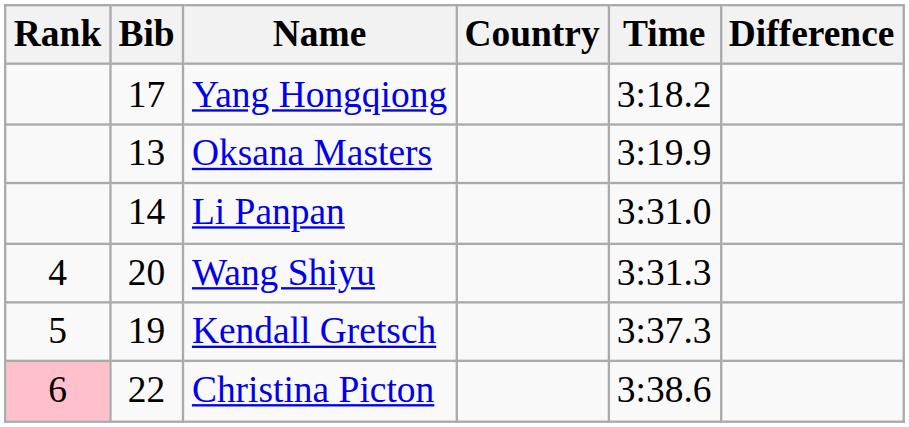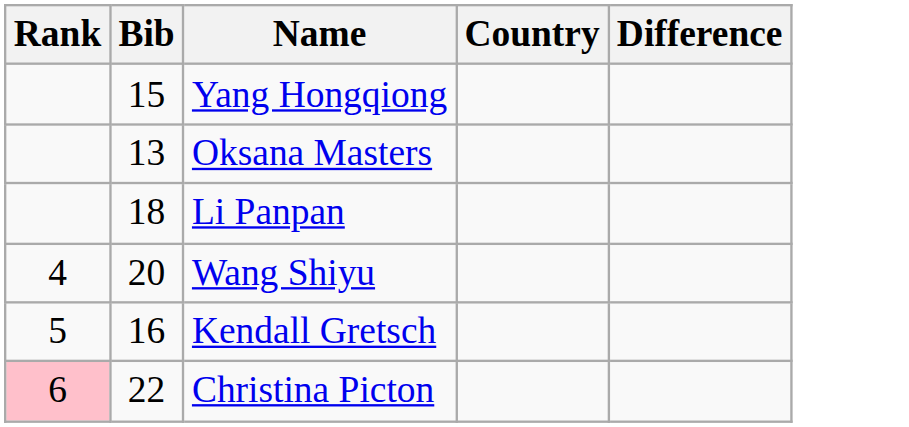- column: (664, 34)
(147, 93) 17 -> (147, 93) 15
(147, 212) 14 -> (147, 212) 18
(147, 331) 19 -> (147, 331) 16
